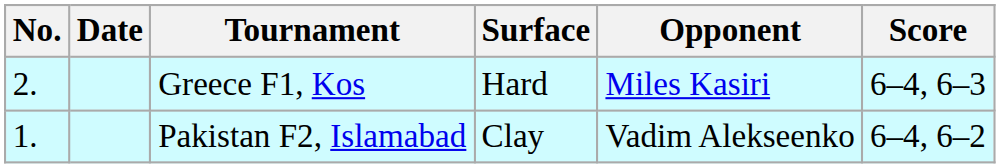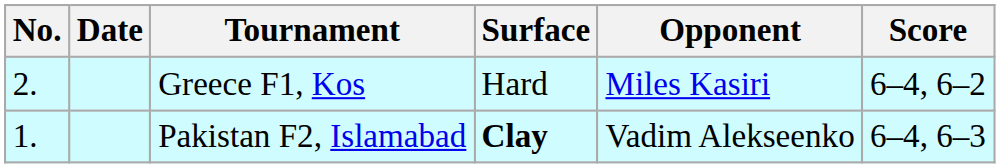(928, 83) 6–4, 6–3 -> (928, 83) 6–4, 6–2
(513, 135) normal -> (515, 135) bold
(928, 135) 6–4, 6–2 -> (928, 135) 6–4, 6–3
